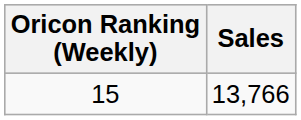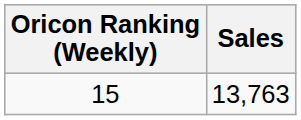(251, 93) 13,766 -> (251, 93) 13,763
